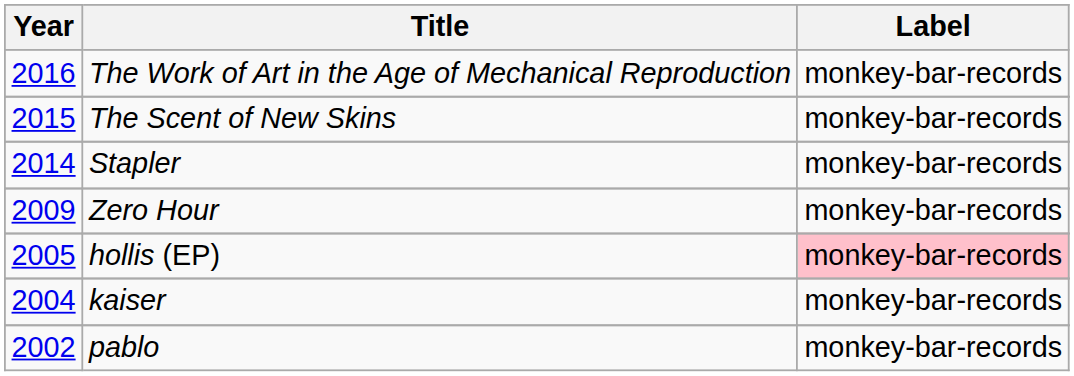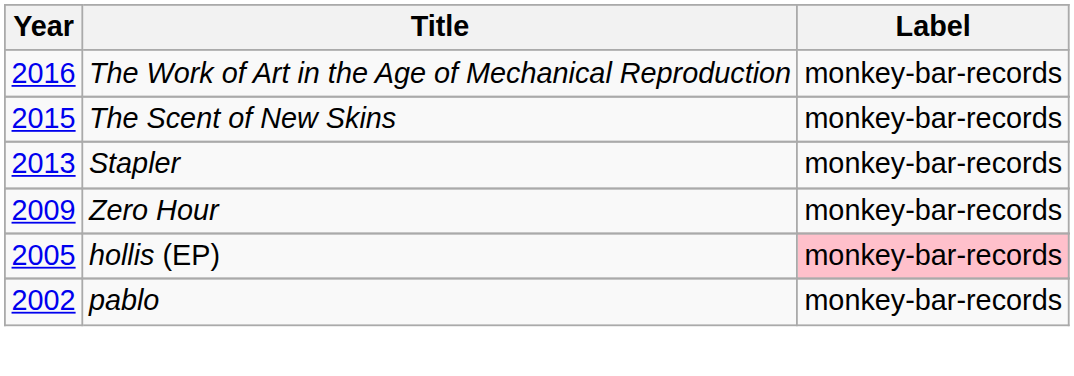(44, 164) 2014 -> (44, 164) 2013
- row: (127, 301)
